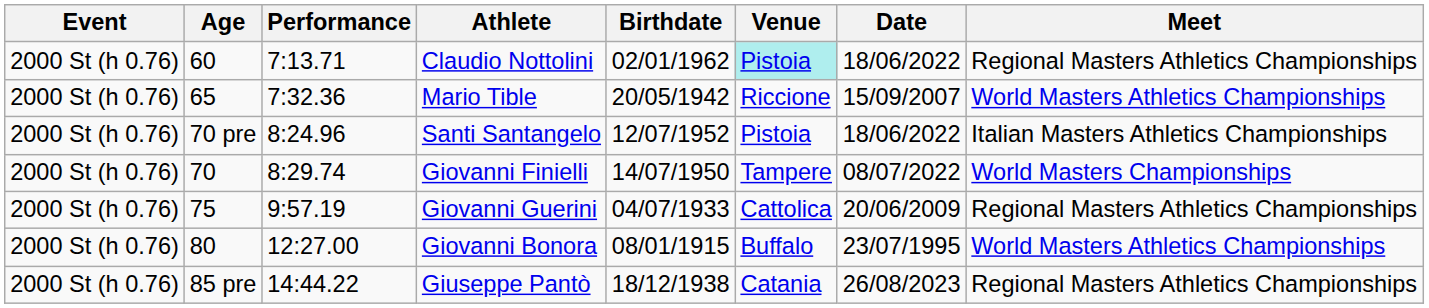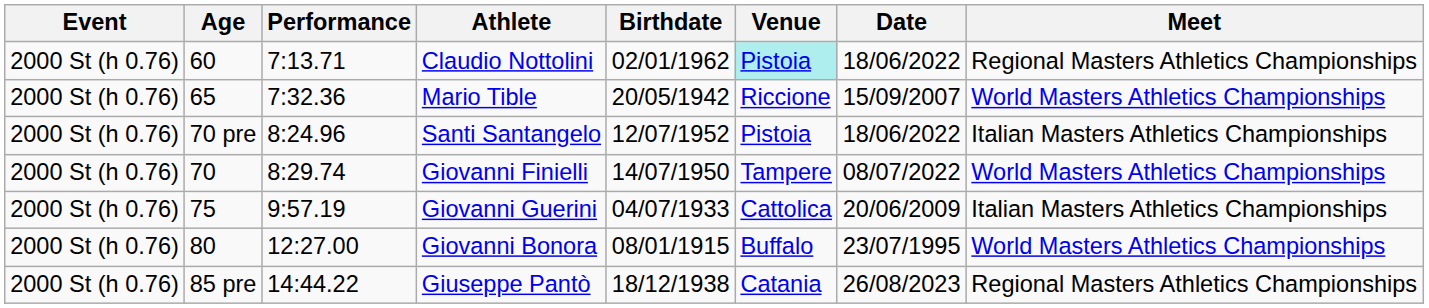(1131, 172) World Masters Championships -> (1178, 172) World Masters Athletics Championships
(1194, 209) Regional Masters Athletics Championships -> (1179, 209) Italian Masters Athletics Championships
